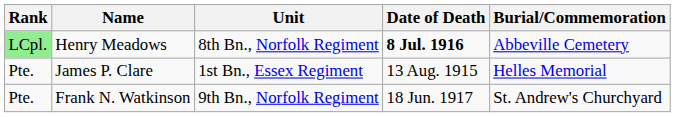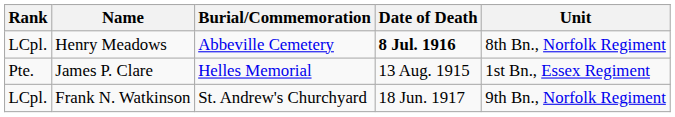columns swapped: (288, 17) <-> (580, 17)
(28, 44) lightgreen background -> (28, 44) no background
(21, 97) Pte. -> (28, 97) LCpl.
